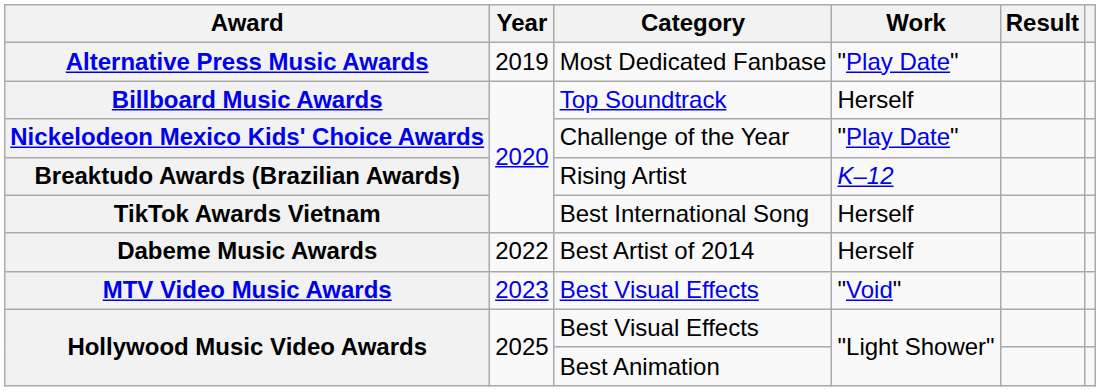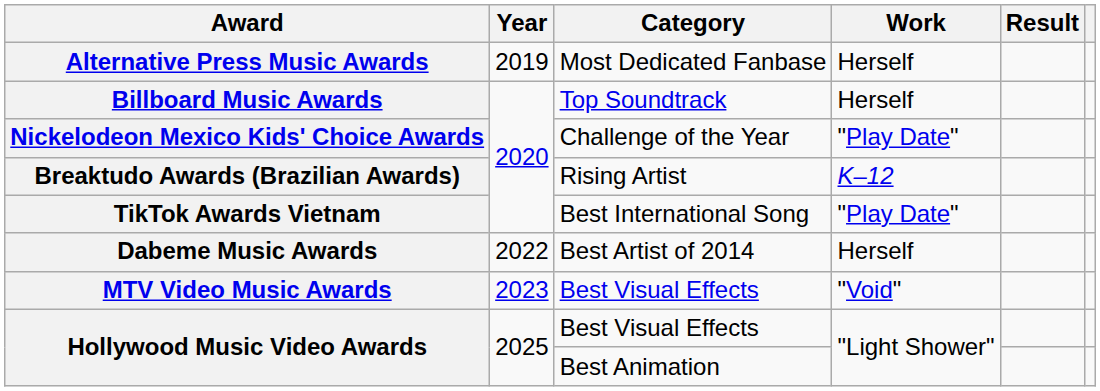(898, 61) "Play Date" -> (876, 61) Herself
(876, 213) Herself -> (898, 213) "Play Date"
